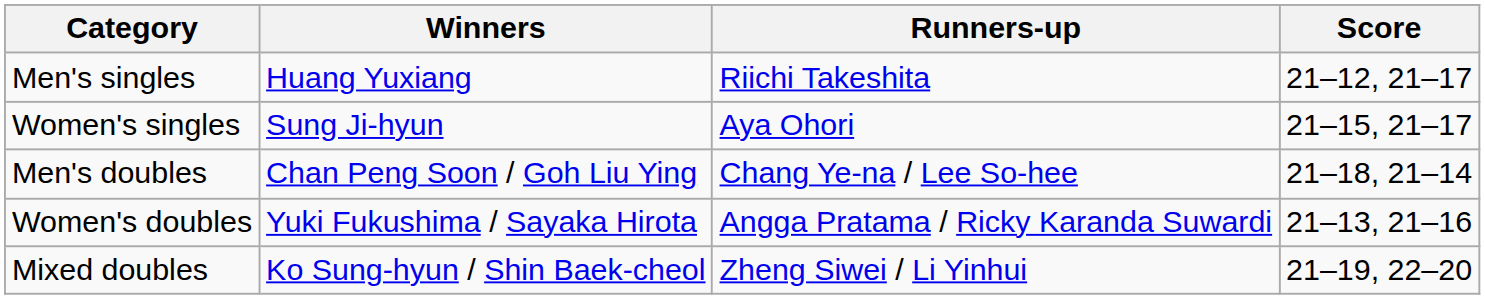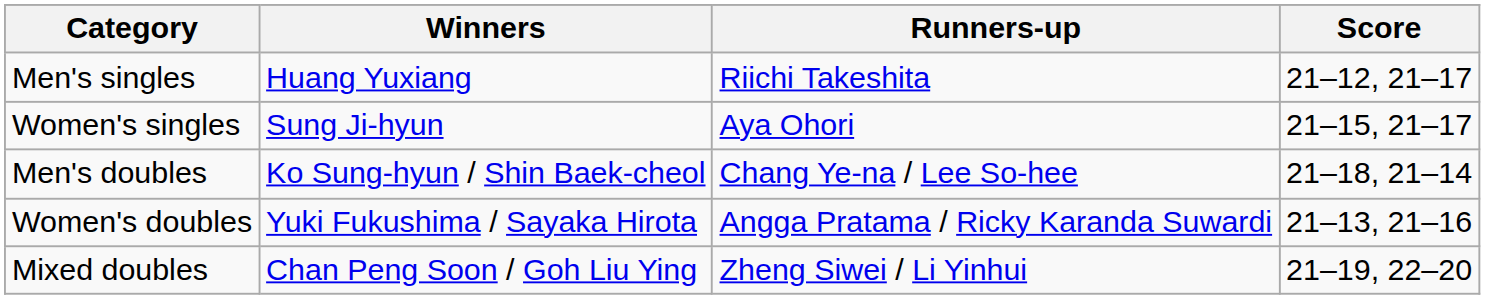(482, 173) Chan Peng Soon / Goh Liu Ying -> (486, 173) Ko Sung-hyun / Shin Baek-cheol
(486, 269) Ko Sung-hyun / Shin Baek-cheol -> (482, 269) Chan Peng Soon / Goh Liu Ying
